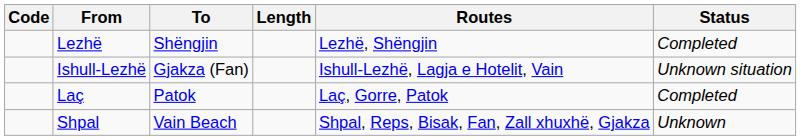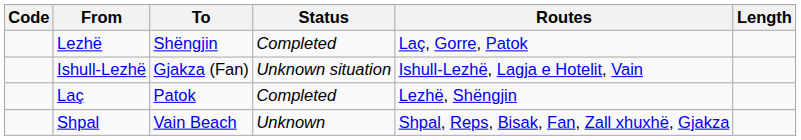columns swapped: (284, 17) <-> (725, 17)
(378, 43) Lezhë, Shëngjin -> (463, 43) Laç, Gorre, Patok
(384, 95) Laç, Gorre, Patok -> (458, 95) Lezhë, Shëngjin
